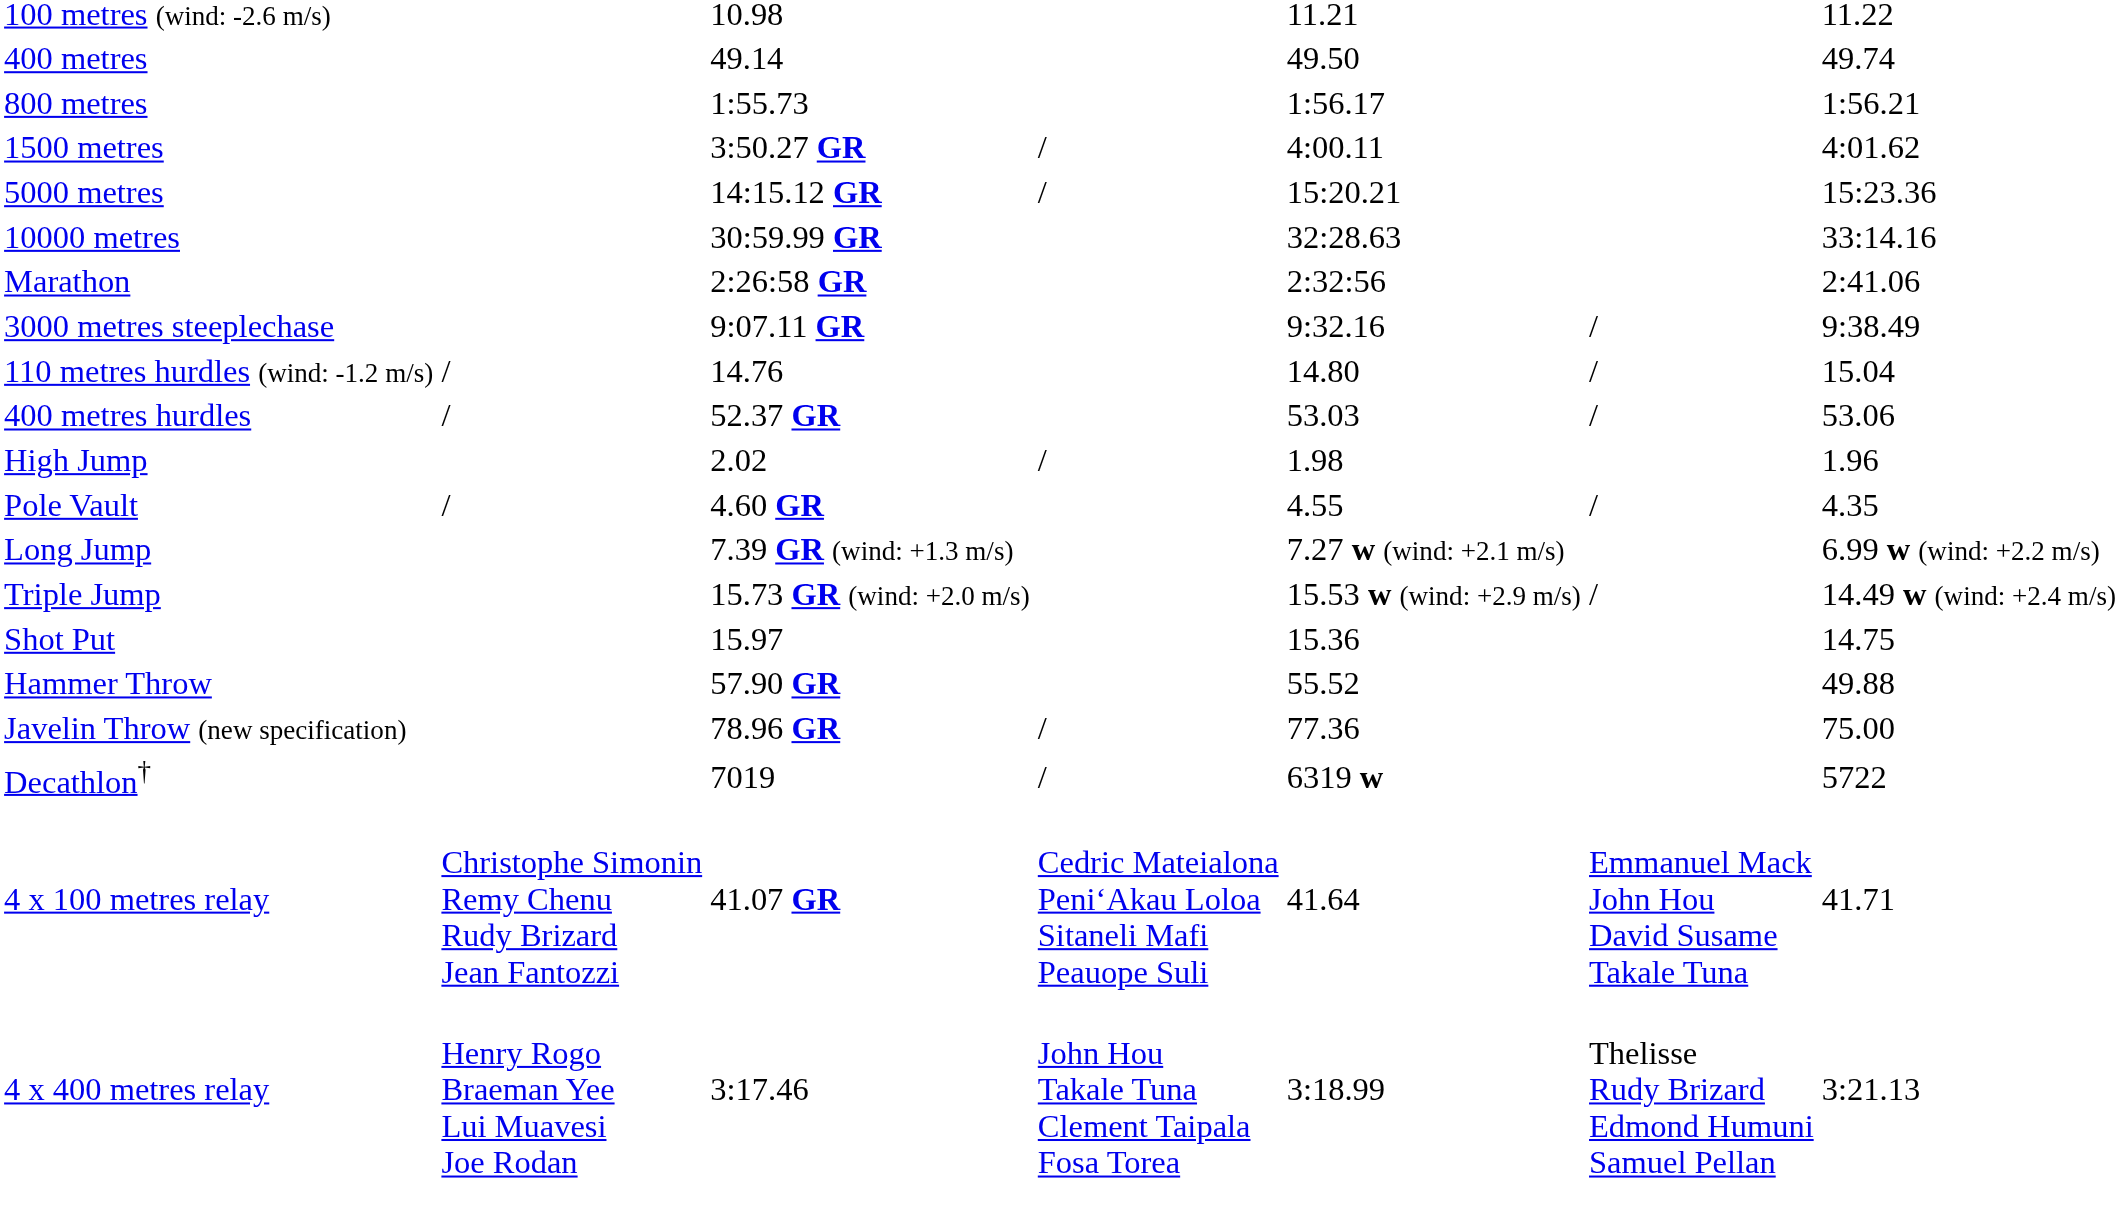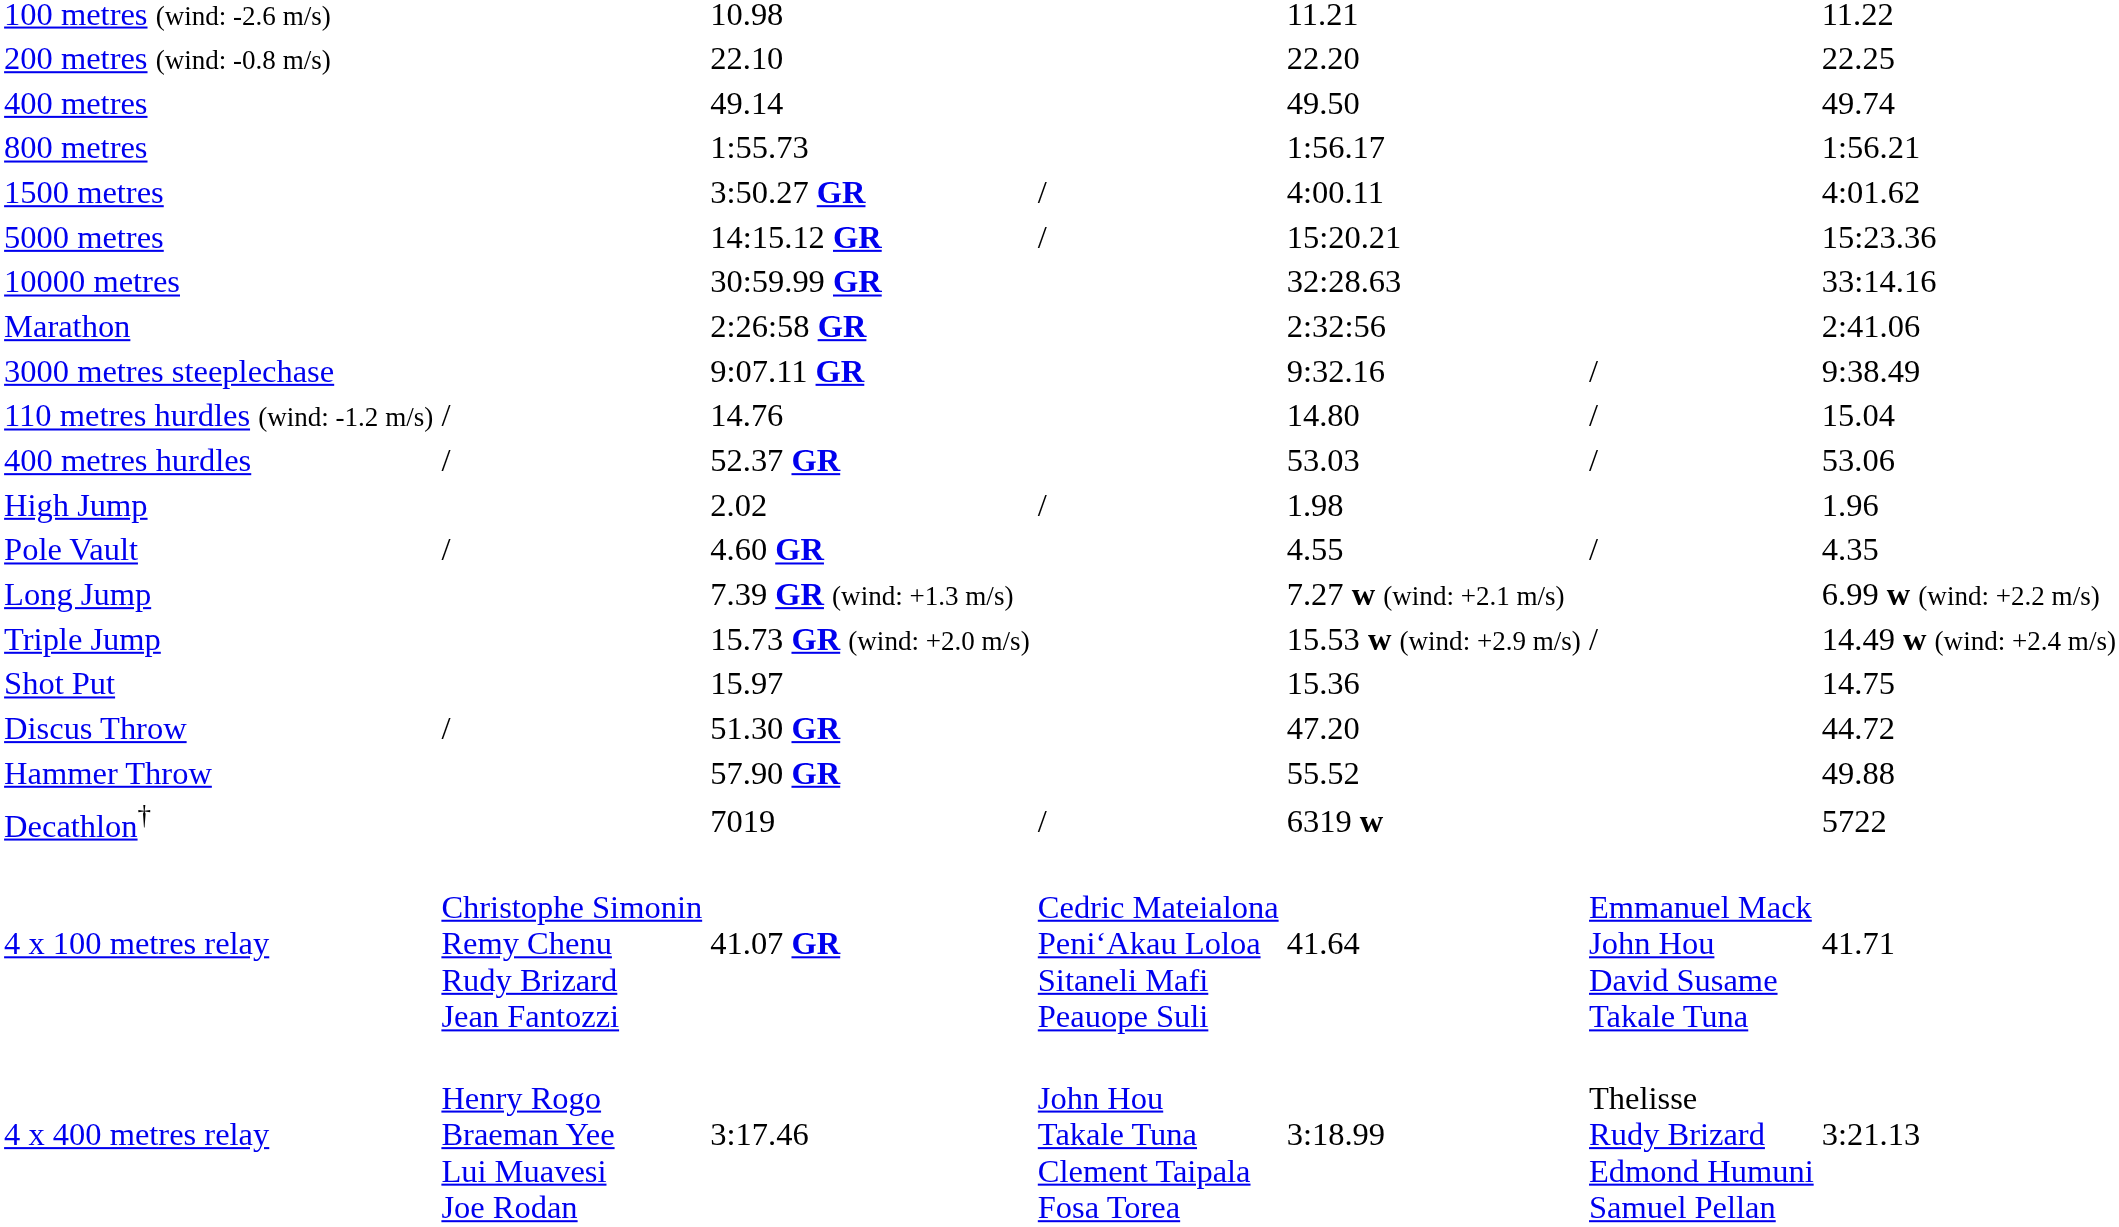+ row: (167, 58)
+ row: (95, 728)
- row: (205, 728)
